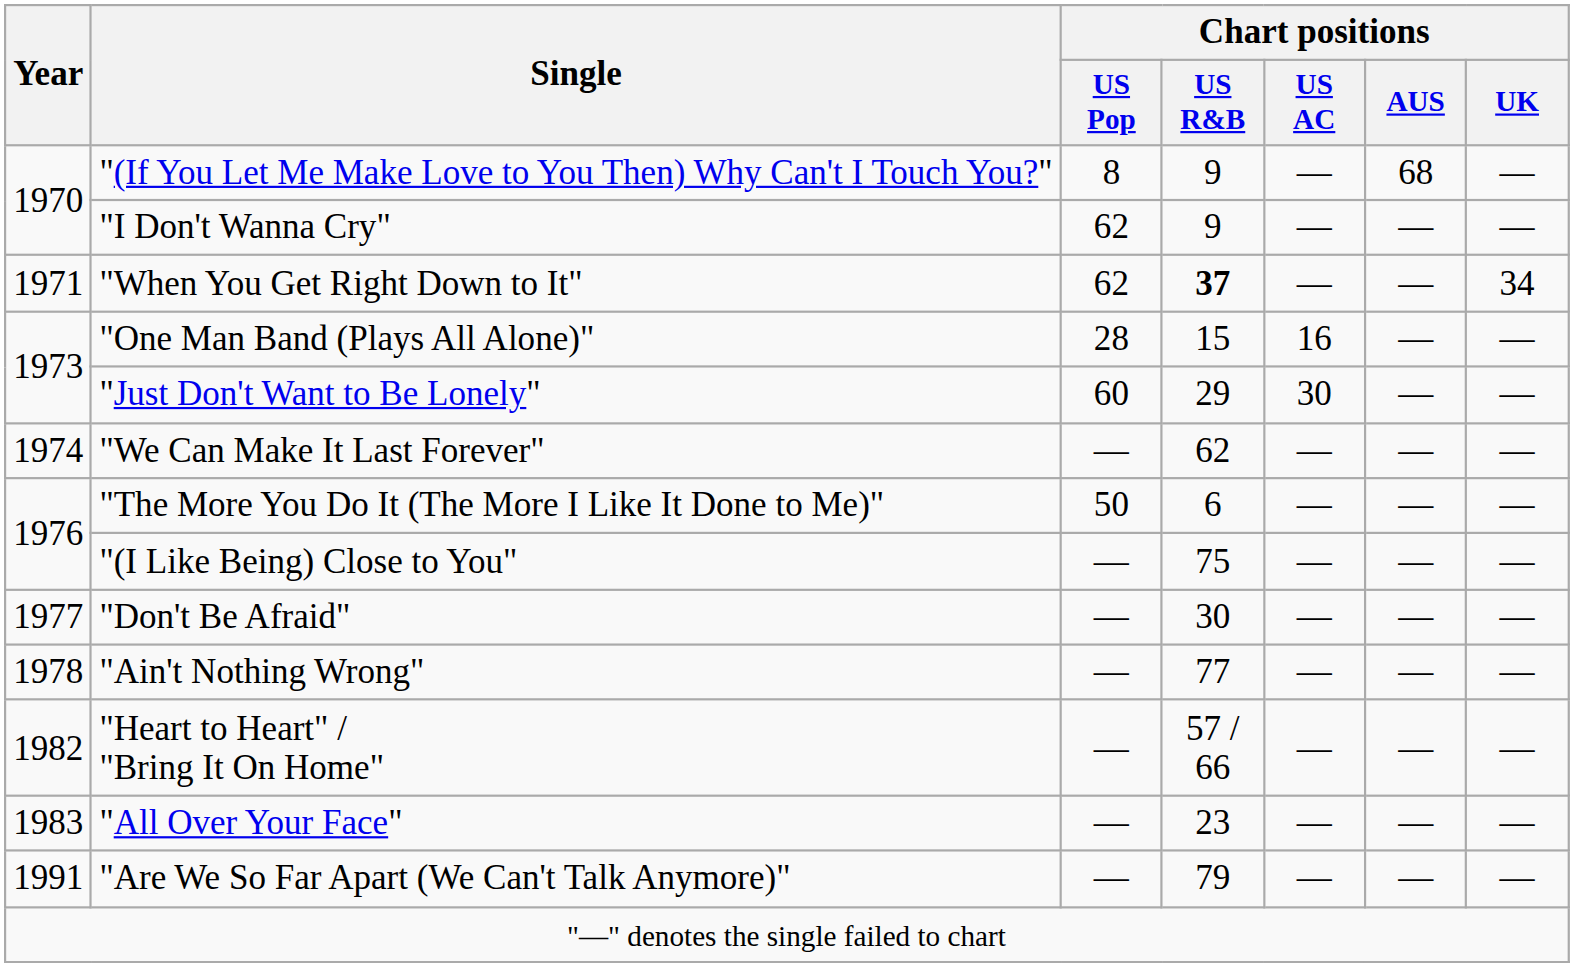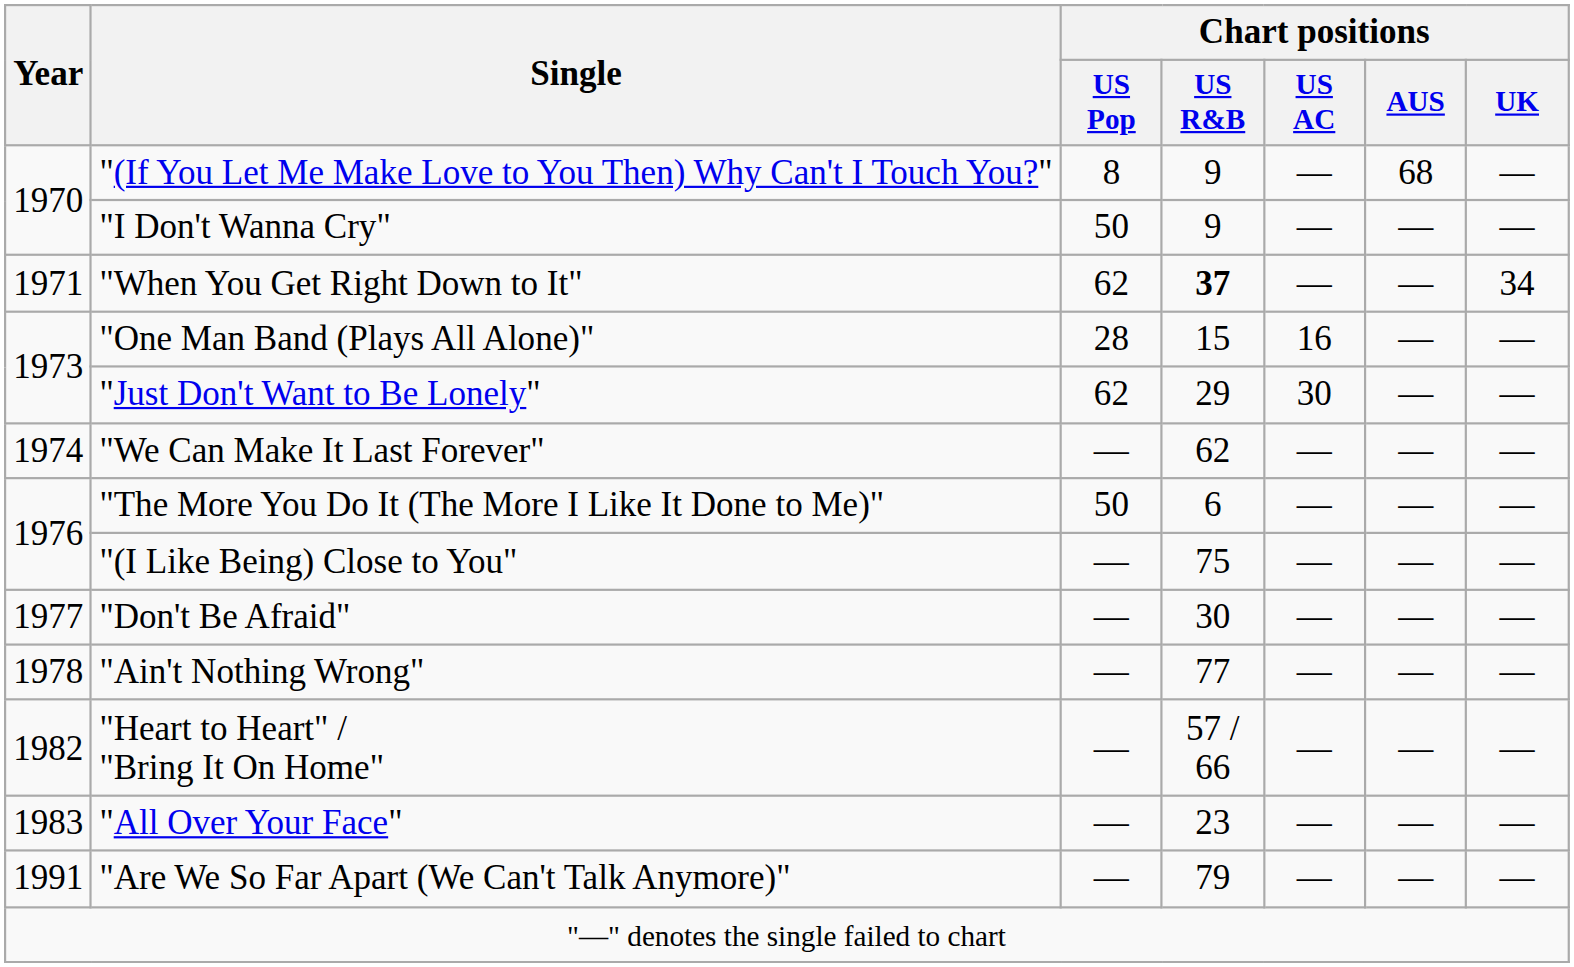(1111, 227) 62 -> (1111, 227) 50
(1111, 394) 60 -> (1111, 394) 62
